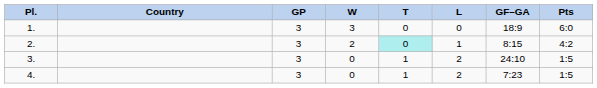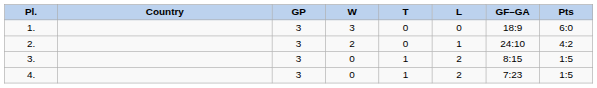(406, 43) paleturquoise background -> (406, 43) no background
(513, 43) 8:15 -> (513, 43) 24:10
(513, 59) 24:10 -> (513, 59) 8:15
